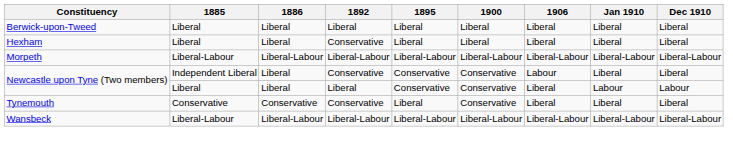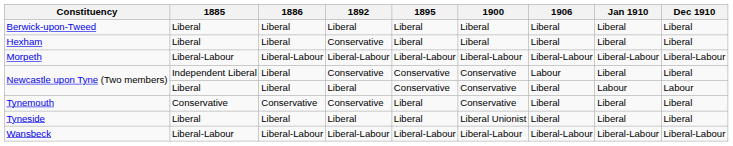+ row: (26, 118)
